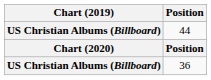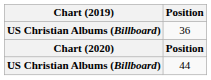rows swapped: (185, 65) <-> (185, 30)
